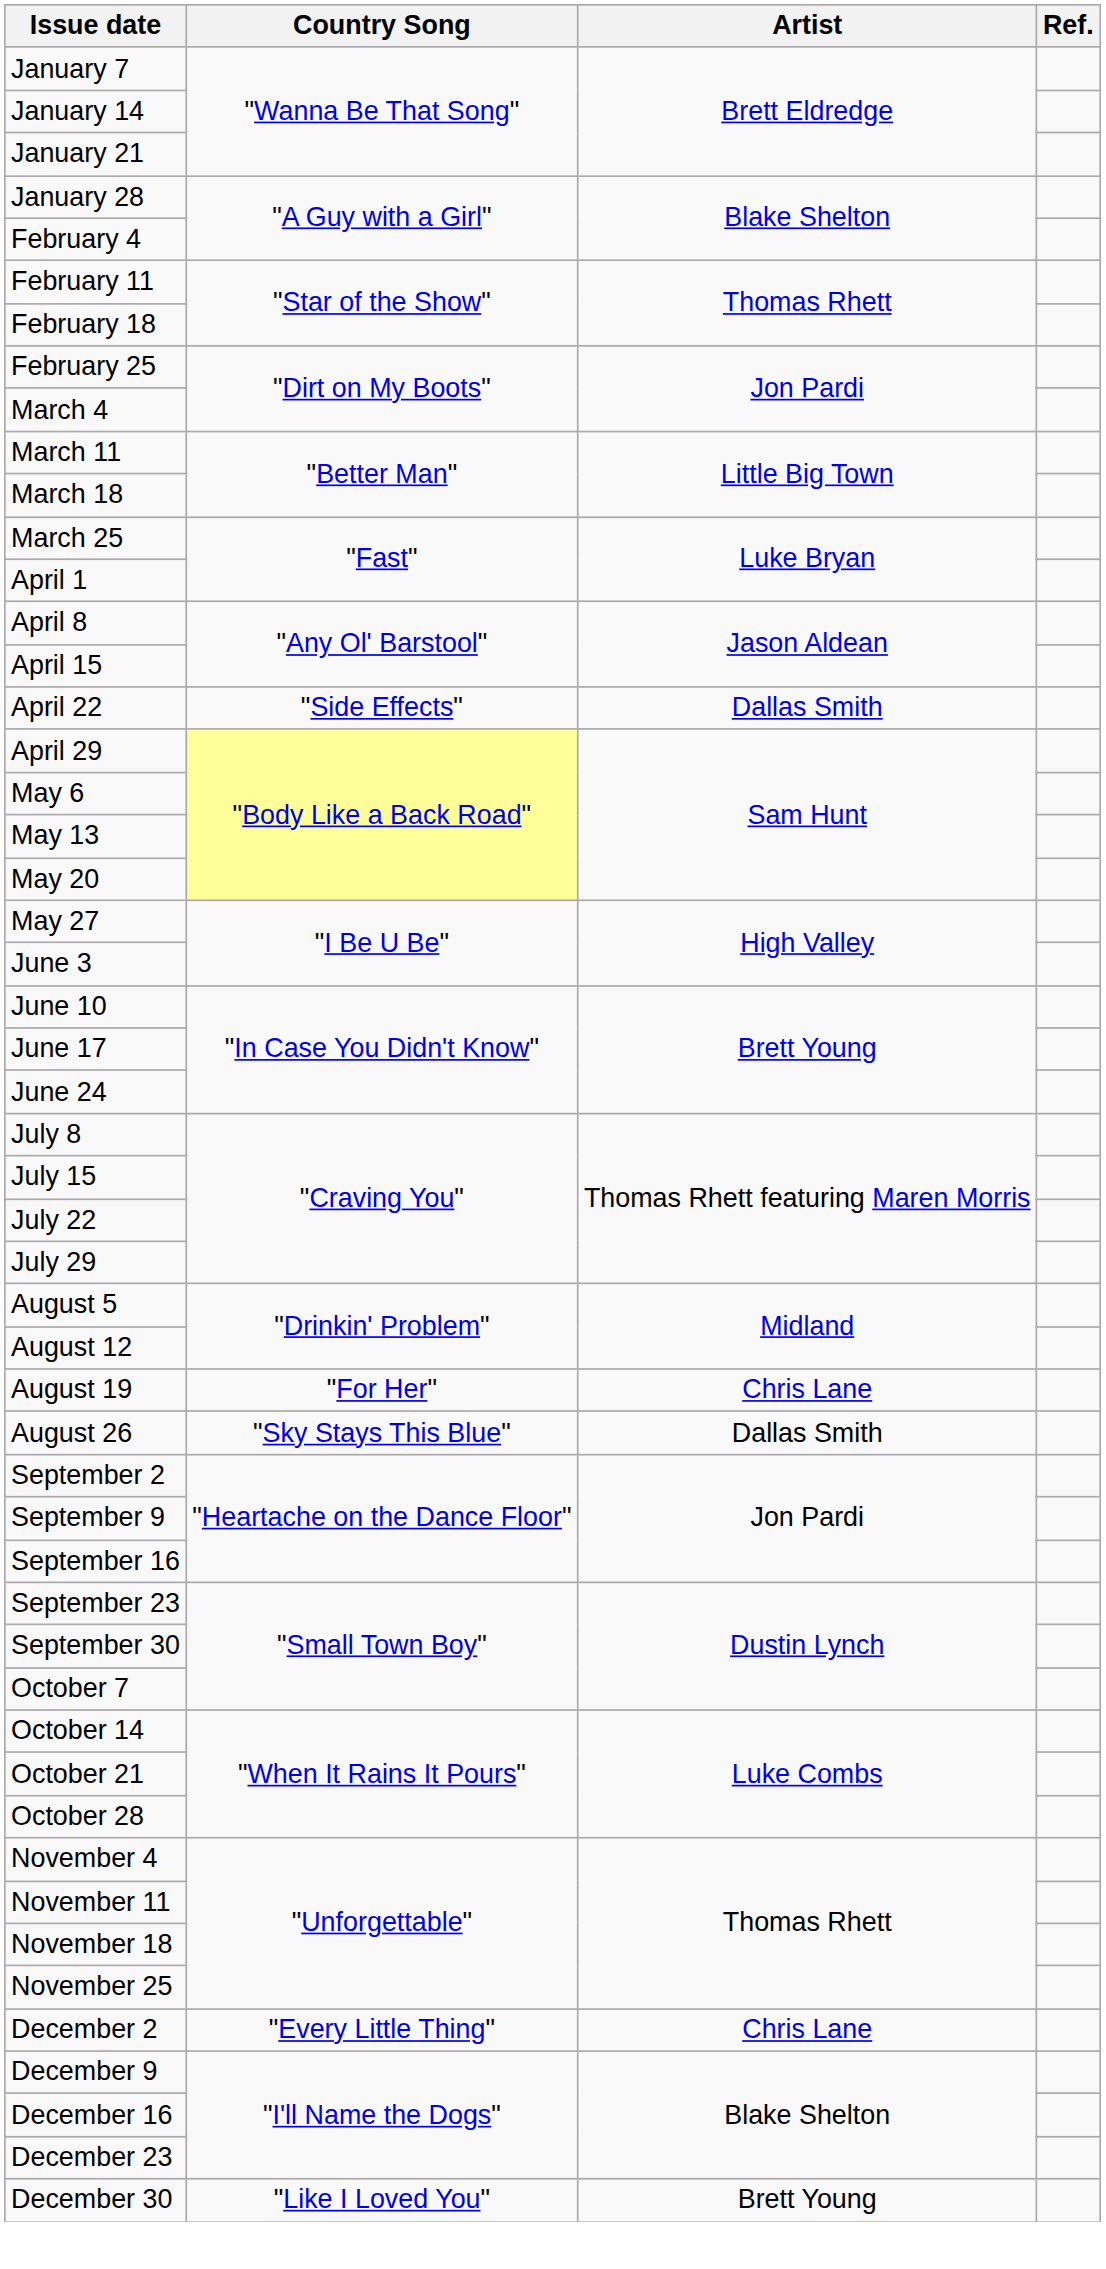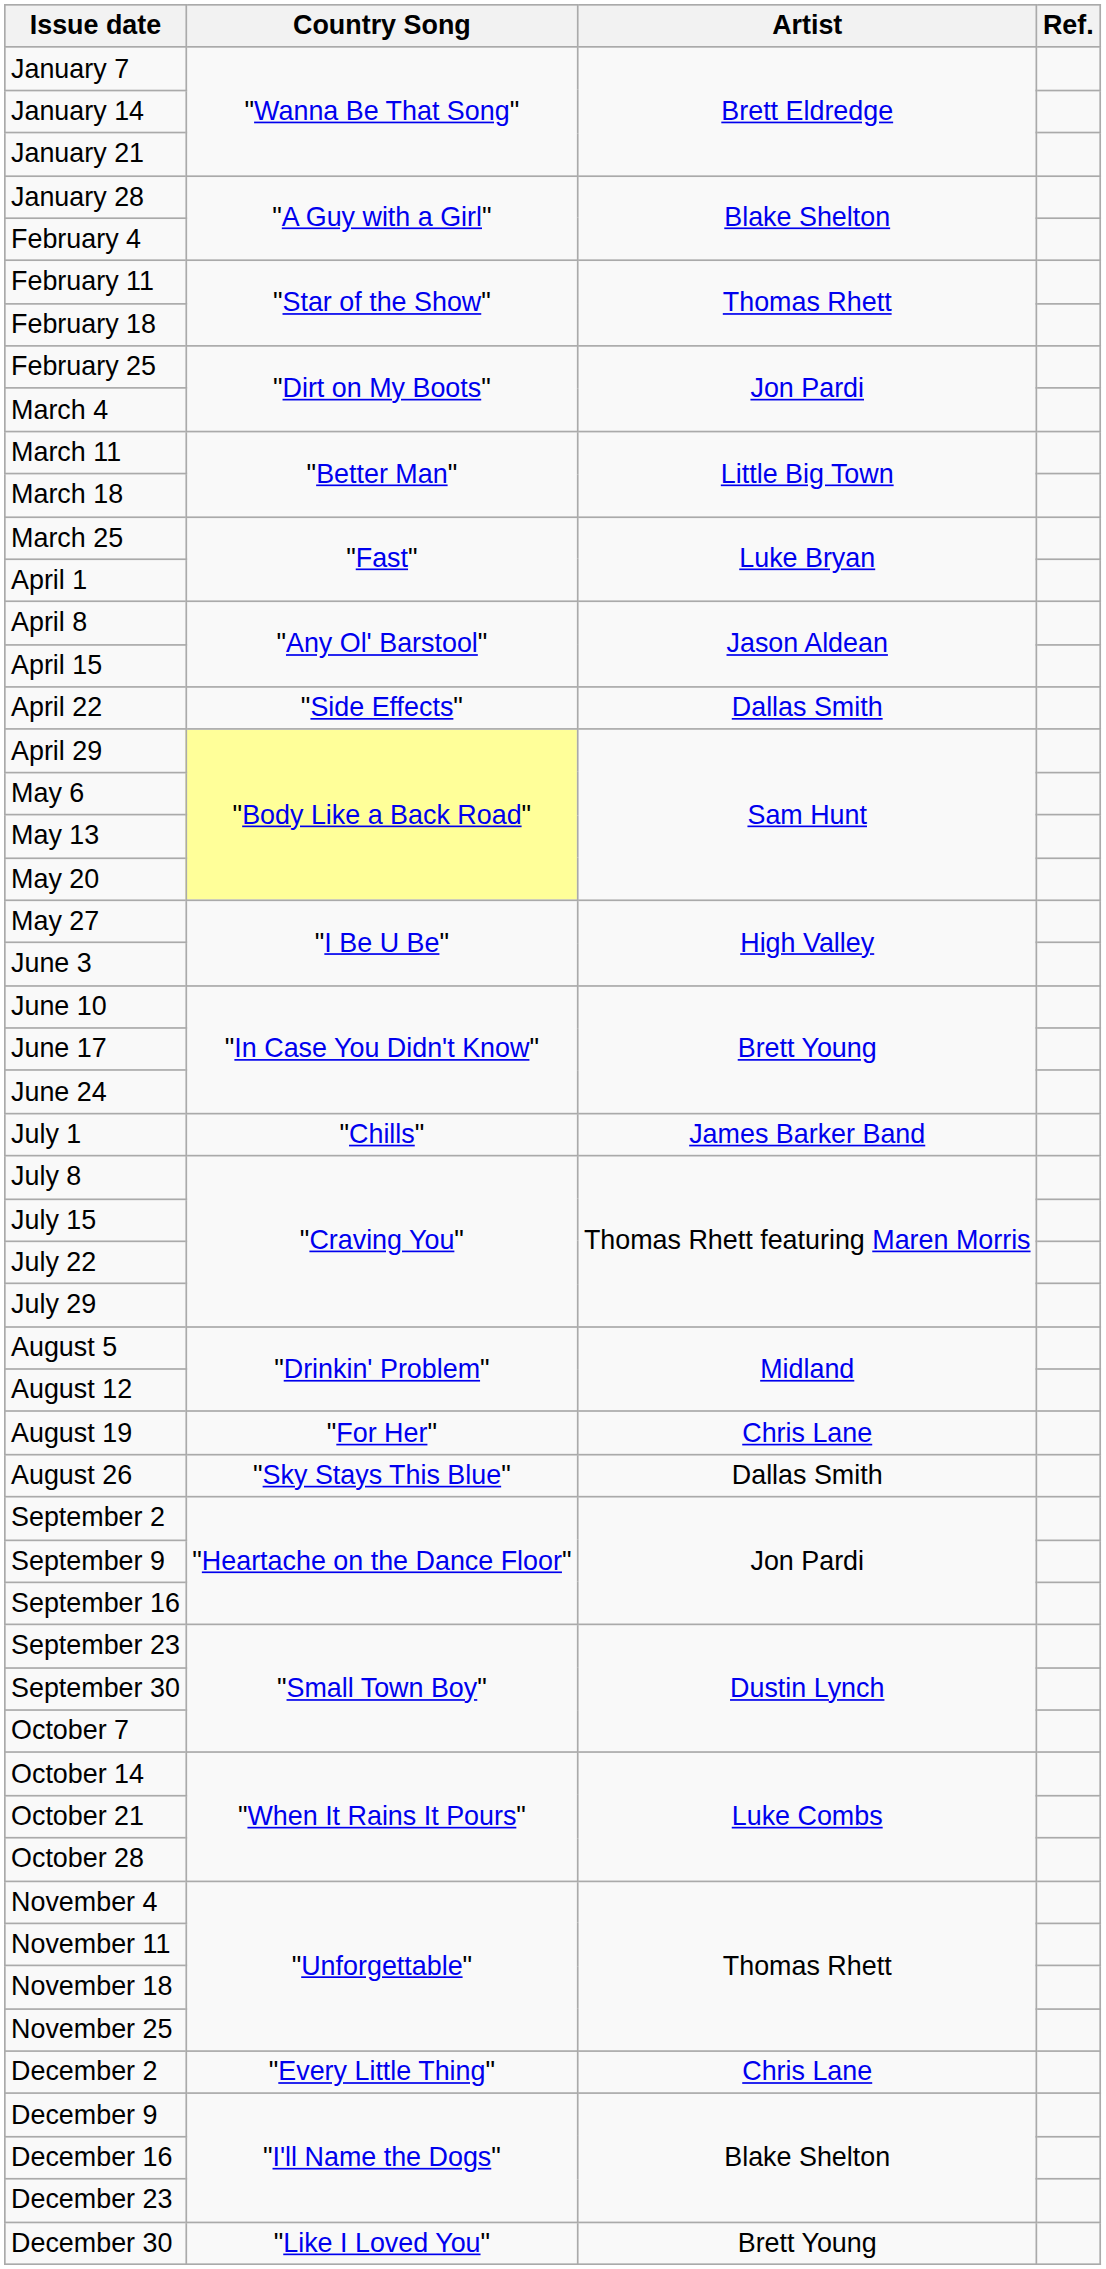+ row: (46, 1134)
